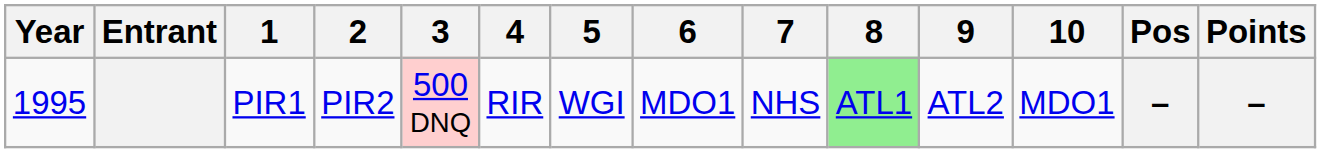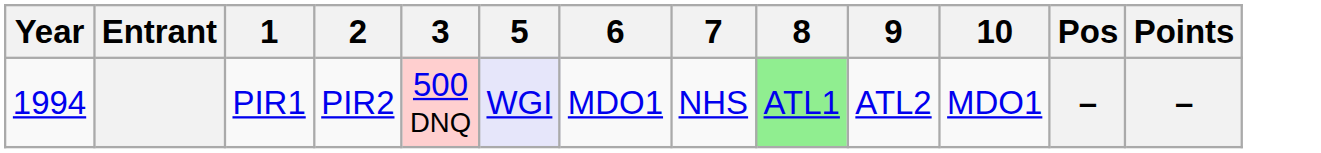- column: (515, 32)
(50, 102) 1995 -> (50, 102) 1994
(592, 102) no background -> (519, 102) lavender background
